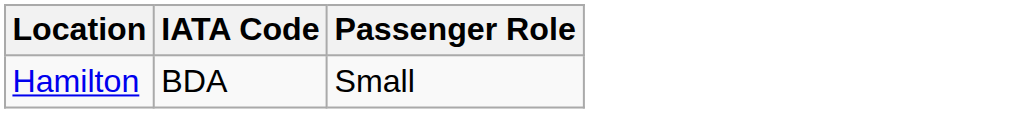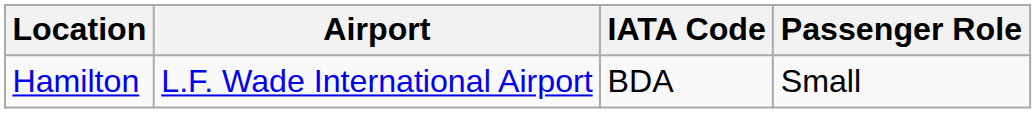+ column: (377, 30)
